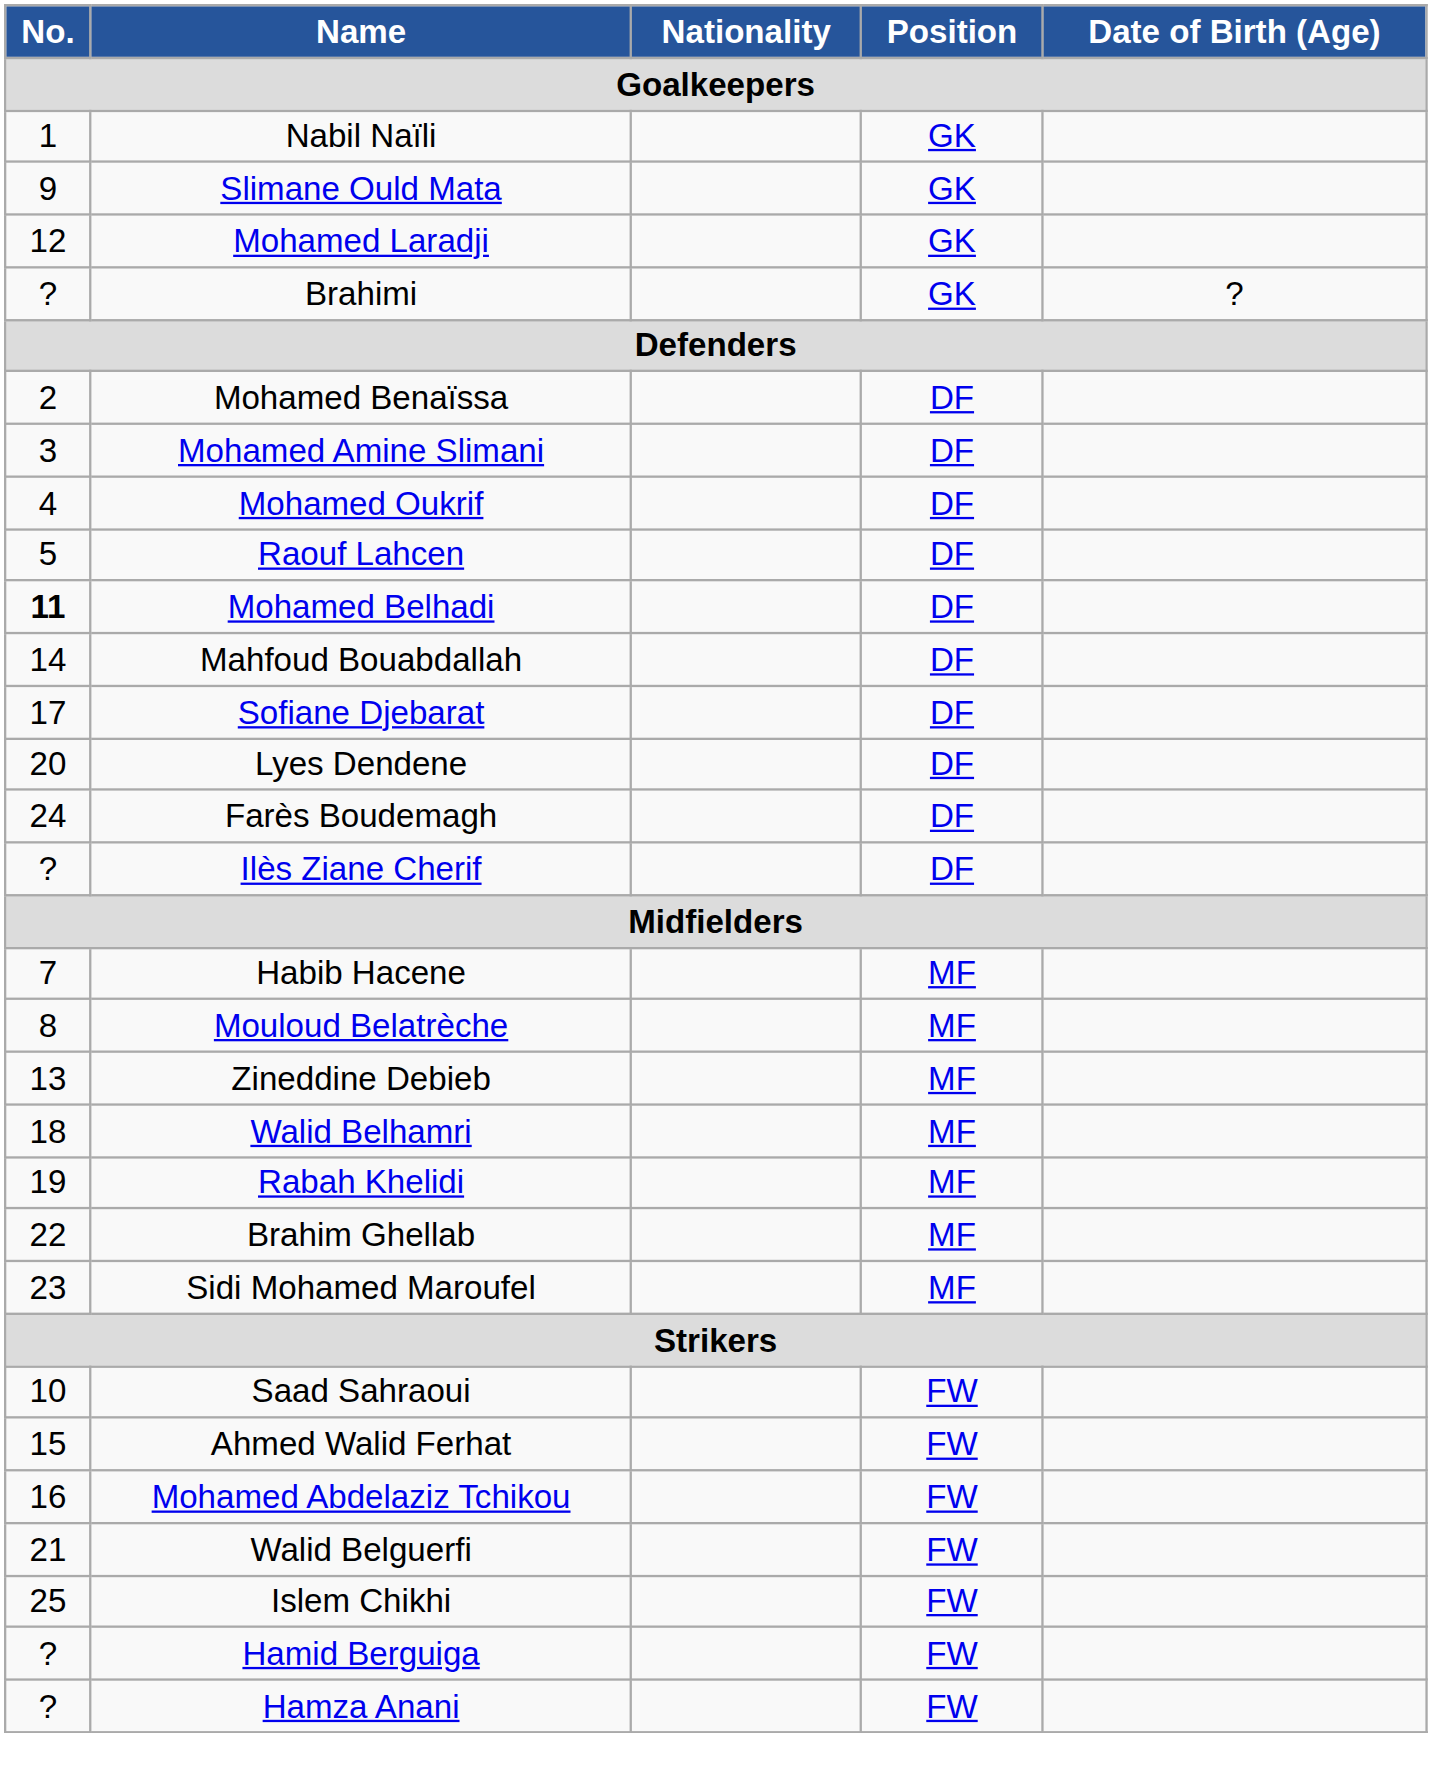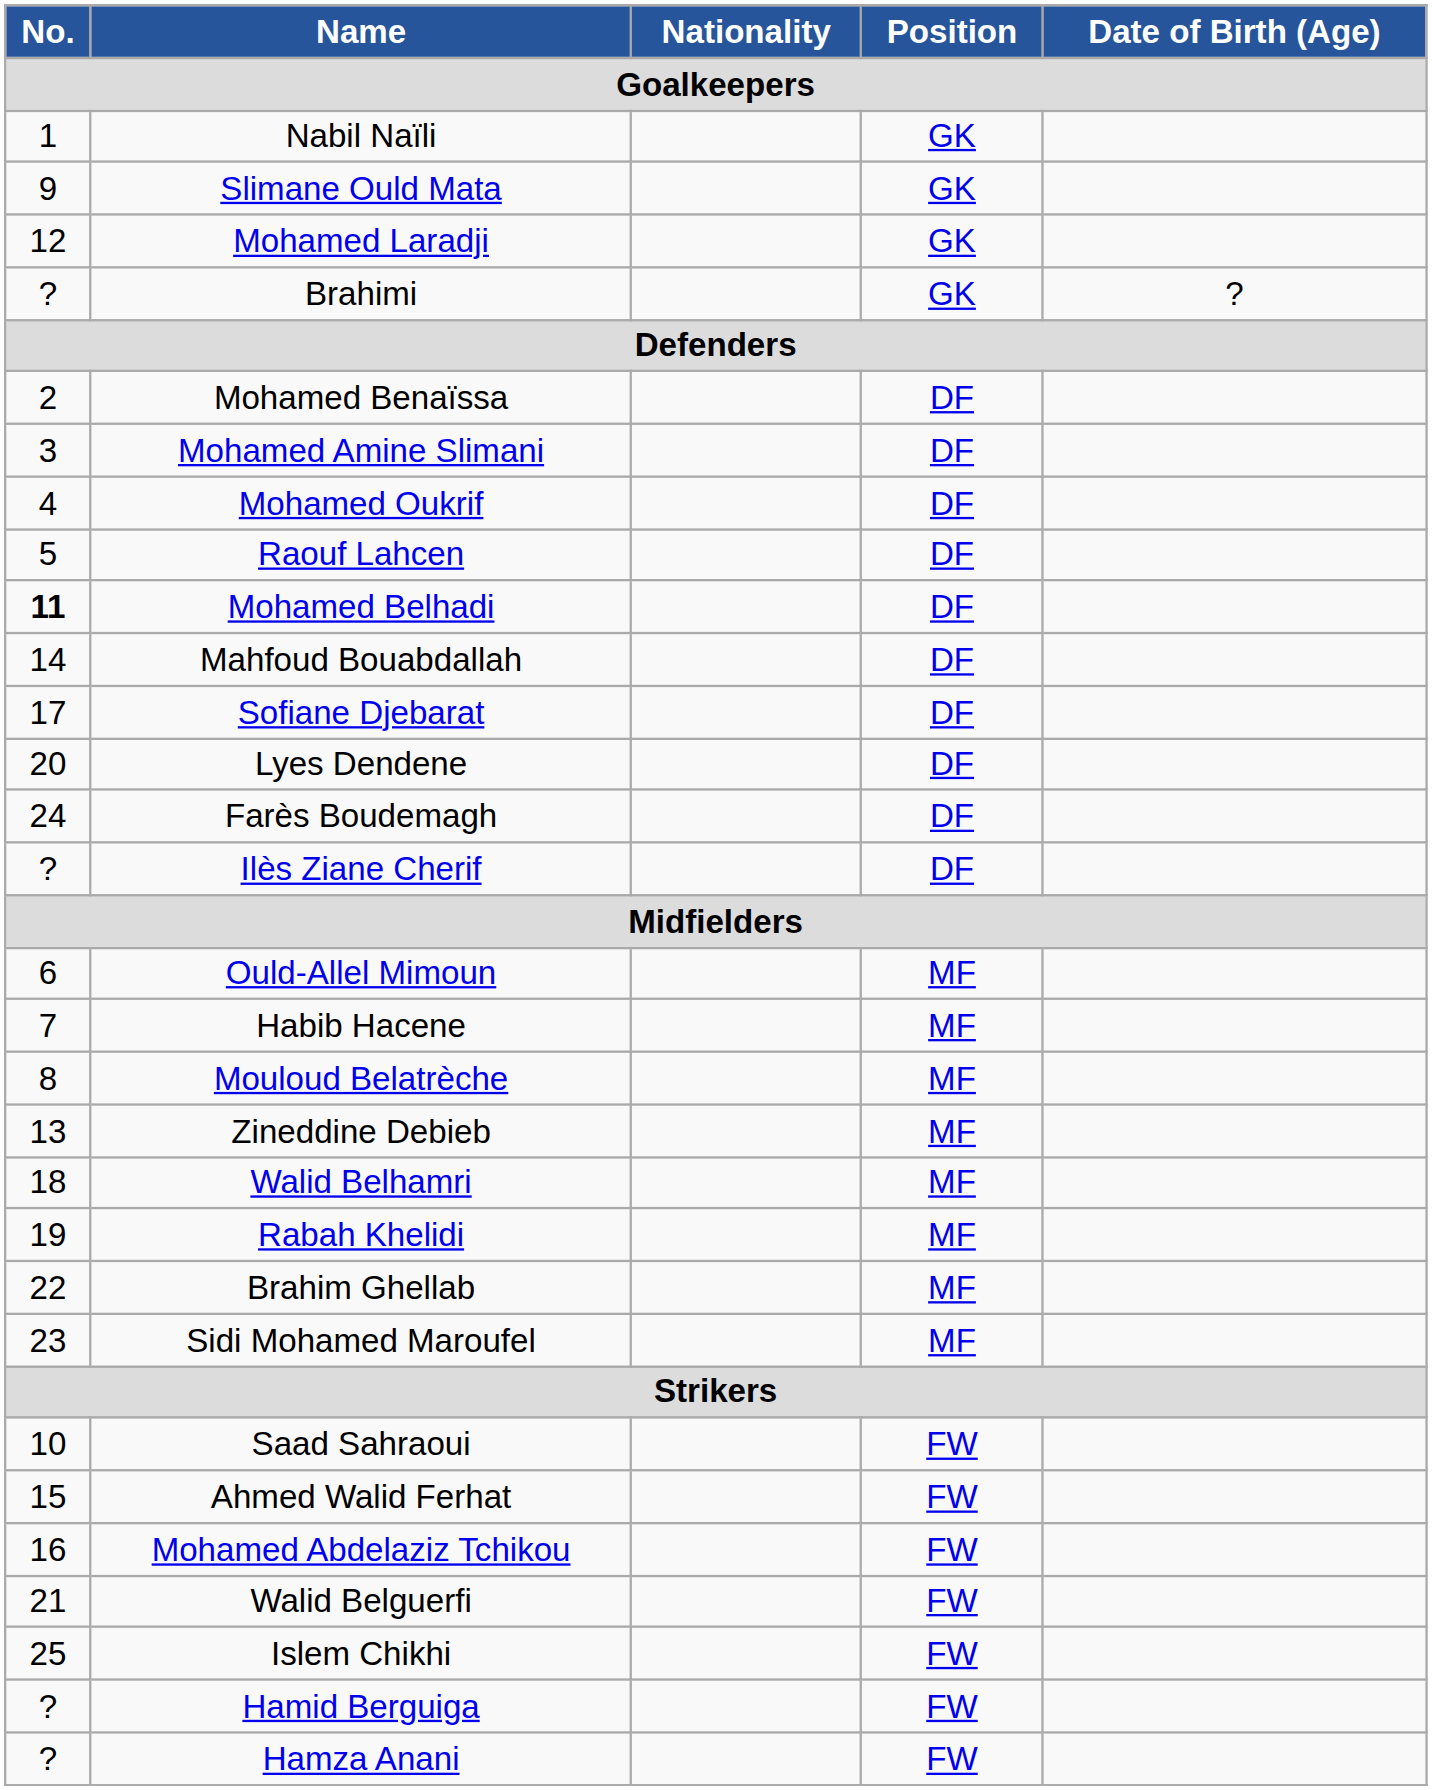+ row: (361, 974)
